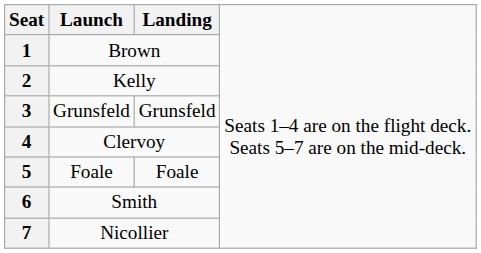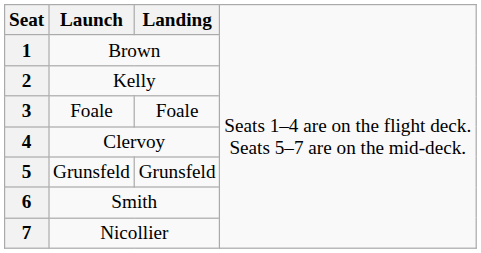(91, 111) Grunsfeld -> (91, 111) Foale
(177, 111) Grunsfeld -> (177, 111) Foale
(91, 171) Foale -> (91, 171) Grunsfeld
(177, 171) Foale -> (177, 171) Grunsfeld
